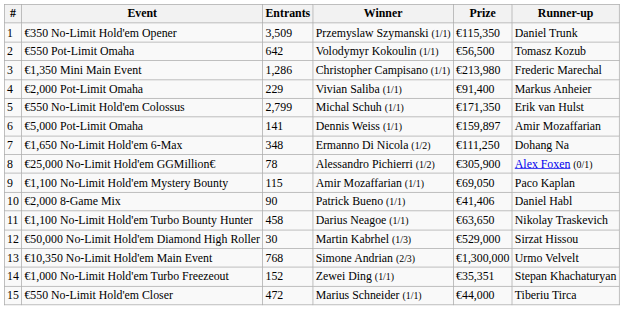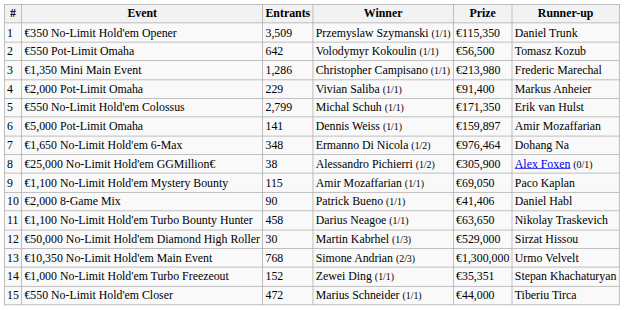(478, 145) €111,250 -> (478, 145) €976,464
(271, 164) 78 -> (271, 164) 38
